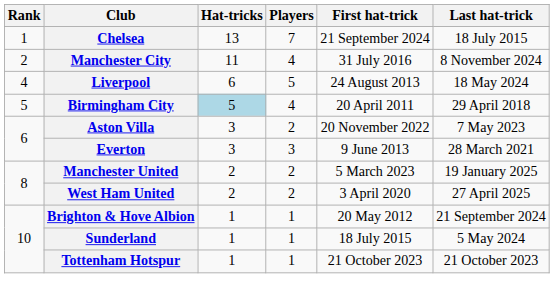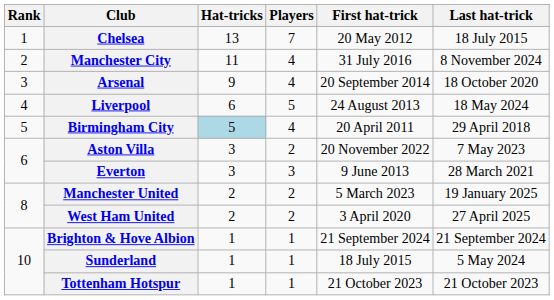(375, 37) 21 September 2024 -> (375, 37) 20 May 2012
+ row: (121, 82)
(375, 216) 20 May 2012 -> (375, 238) 21 September 2024
